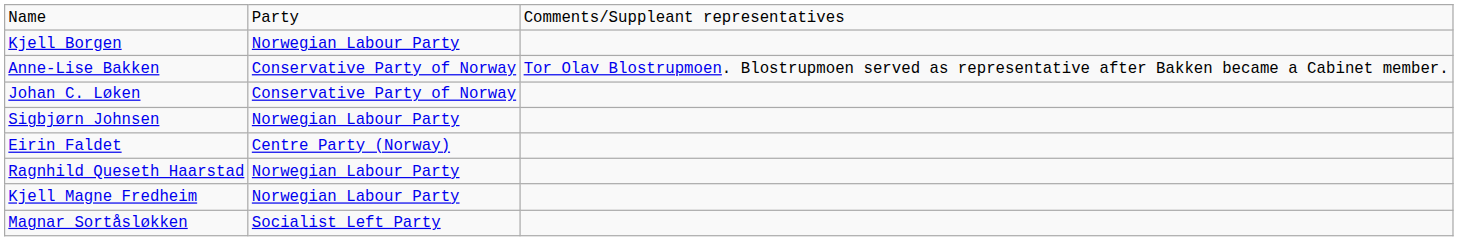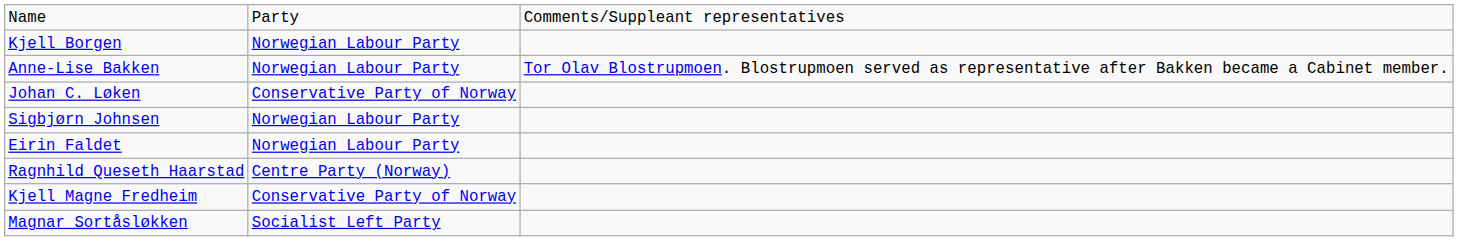(384, 69) Conservative Party of Norway -> (356, 69) Norwegian Labour Party
(351, 146) Centre Party (Norway) -> (356, 146) Norwegian Labour Party
(356, 171) Norwegian Labour Party -> (351, 171) Centre Party (Norway)
(356, 197) Norwegian Labour Party -> (384, 197) Conservative Party of Norway
